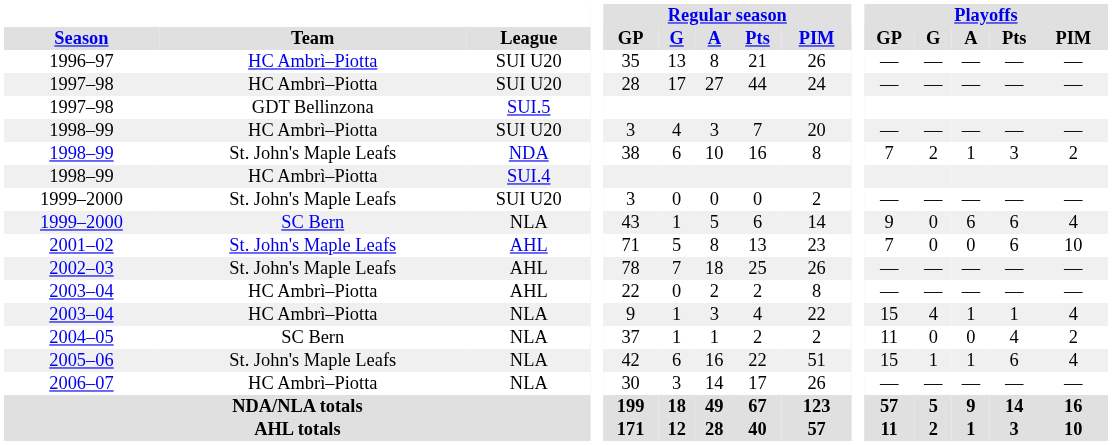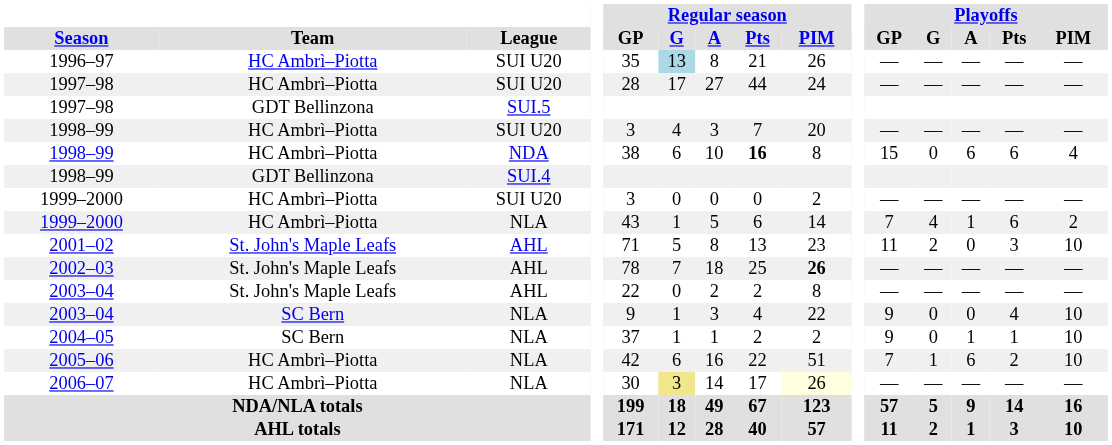(677, 61) no background -> (677, 61) lightblue background
(313, 153) St. John's Maple Leafs -> (313, 153) HC Ambrì–Piotta
(758, 153) normal -> (758, 153) bold
(889, 153) 7 -> (889, 153) 15
(933, 153) 2 -> (933, 153) 0
(971, 153) 1 -> (971, 153) 6
(1014, 153) 3 -> (1014, 153) 6
(1073, 153) 2 -> (1073, 153) 4
(313, 176) HC Ambrì–Piotta -> (313, 176) GDT Bellinzona
(313, 199) St. John's Maple Leafs -> (313, 199) HC Ambrì–Piotta
(313, 222) SC Bern -> (313, 222) HC Ambrì–Piotta
(889, 222) 9 -> (889, 222) 7
(933, 222) 0 -> (933, 222) 4
(971, 222) 6 -> (971, 222) 1
(1073, 222) 4 -> (1073, 222) 2
(889, 245) 7 -> (889, 245) 11
(933, 245) 0 -> (933, 245) 2
(1014, 245) 6 -> (1014, 245) 3
(817, 268) normal -> (817, 268) bold
(313, 291) HC Ambrì–Piotta -> (313, 291) St. John's Maple Leafs
(313, 314) HC Ambrì–Piotta -> (313, 314) SC Bern
(889, 314) 15 -> (889, 314) 9
(933, 314) 4 -> (933, 314) 0
(971, 314) 1 -> (971, 314) 0
(1014, 314) 1 -> (1014, 314) 4
(1073, 314) 4 -> (1073, 314) 10
(889, 337) 11 -> (889, 337) 9
(971, 337) 0 -> (971, 337) 1
(1014, 337) 4 -> (1014, 337) 1
(1073, 337) 2 -> (1073, 337) 10
(313, 360) St. John's Maple Leafs -> (313, 360) HC Ambrì–Piotta
(889, 360) 15 -> (889, 360) 7
(971, 360) 1 -> (971, 360) 6
(1014, 360) 6 -> (1014, 360) 2
(1073, 360) 4 -> (1073, 360) 10
(677, 383) no background -> (677, 383) khaki background
(817, 383) no background -> (817, 383) lightyellow background
